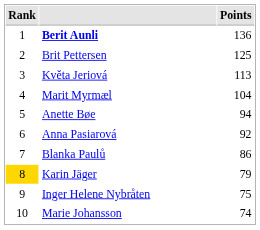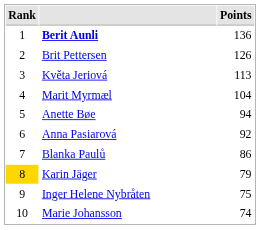(243, 55) 125 -> (243, 55) 126
